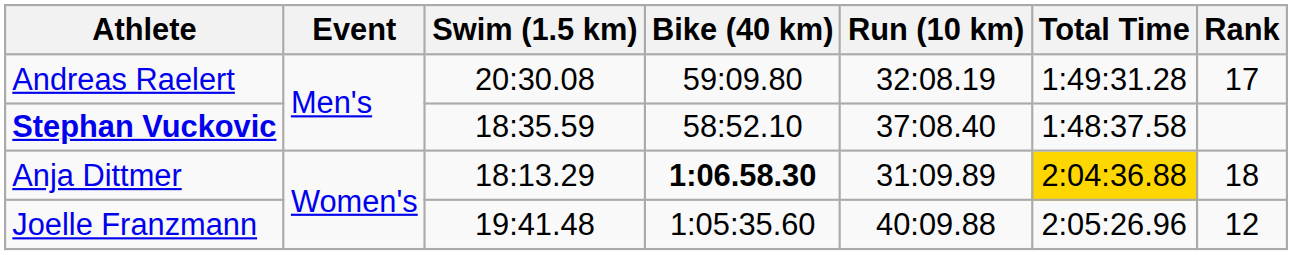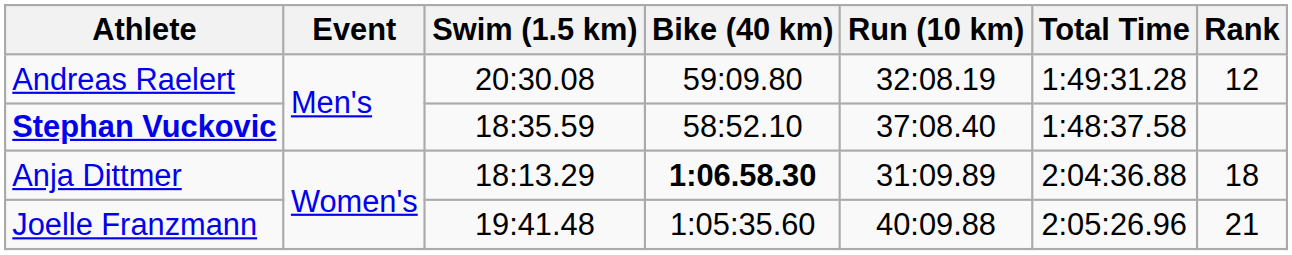(1242, 78) 17 -> (1242, 78) 12
(1114, 176) gold background -> (1114, 176) no background
(1242, 225) 12 -> (1242, 225) 21
